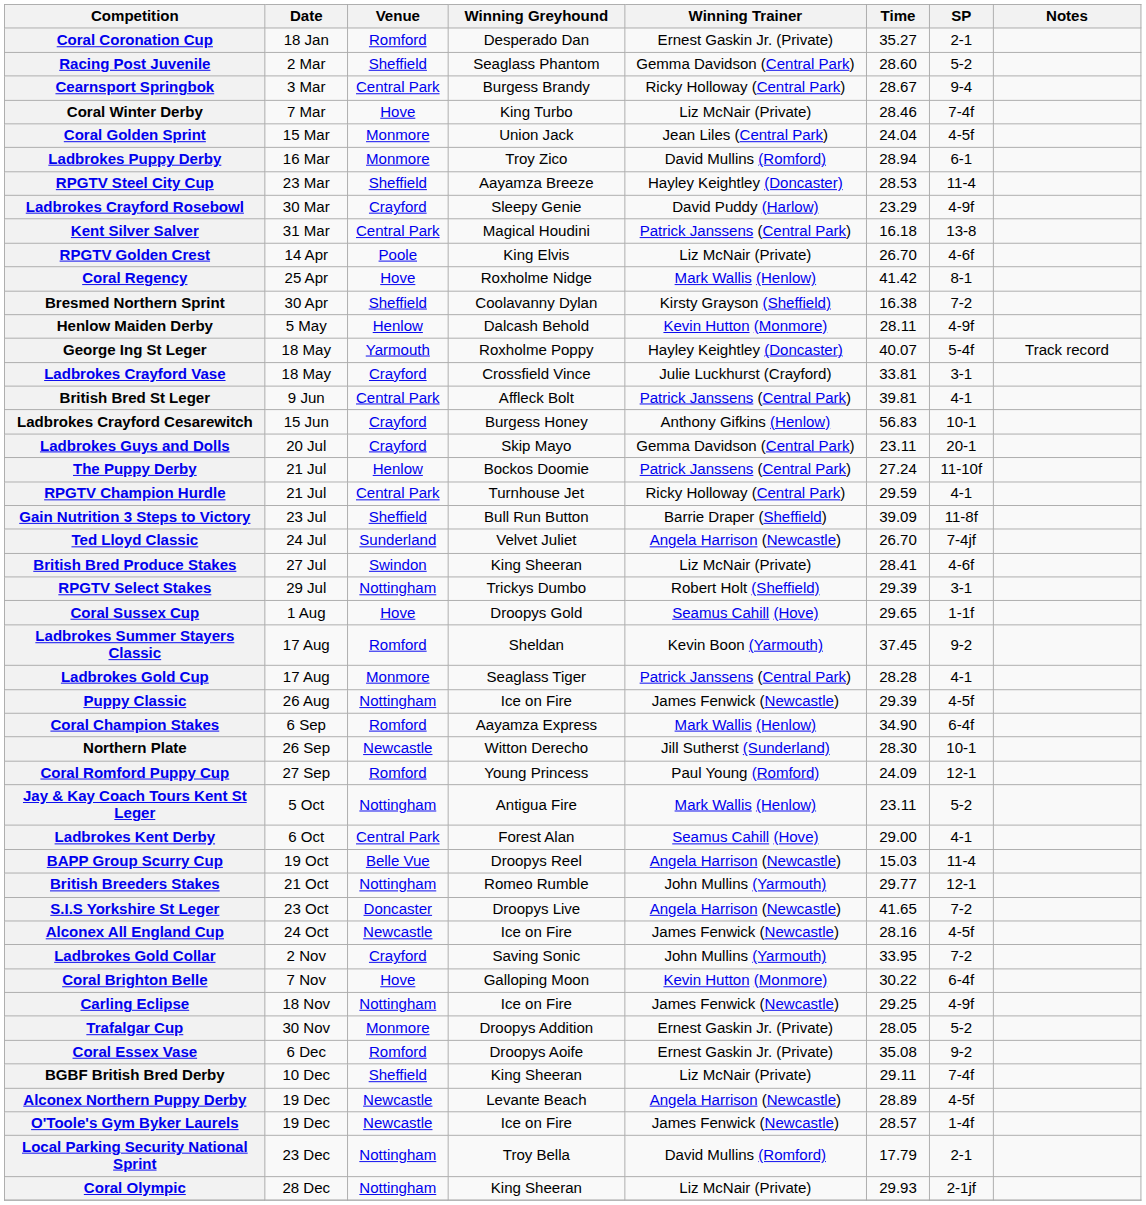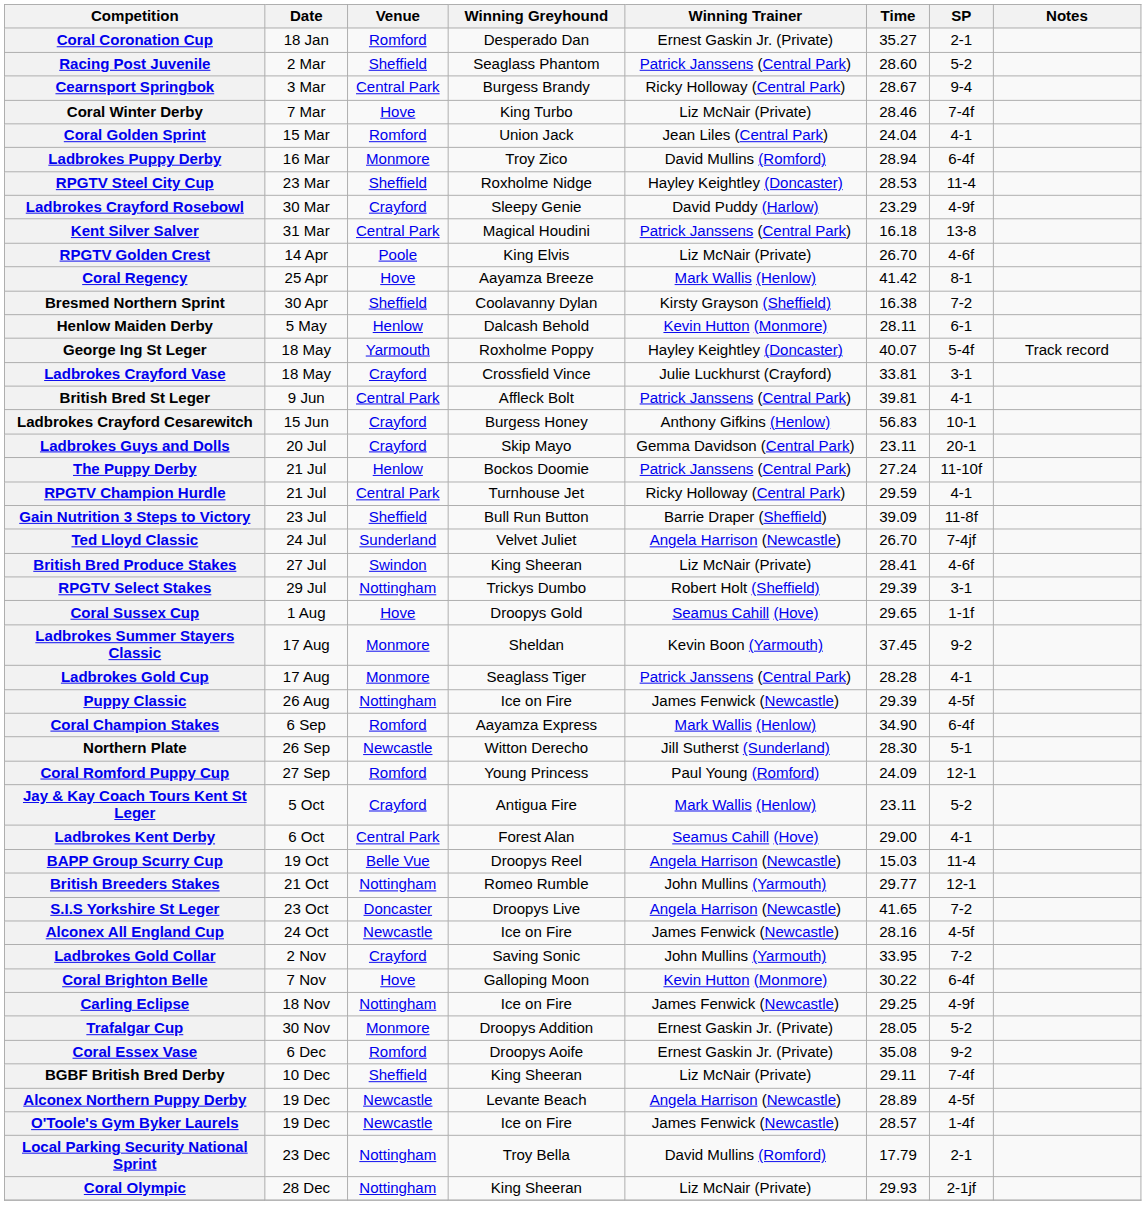(745, 64) Gemma Davidson (Central Park) -> (745, 64) Patrick Janssens (Central Park)
(398, 135) Monmore -> (398, 135) Romford
(961, 135) 4-5f -> (961, 135) 4-1
(961, 159) 6-1 -> (961, 159) 6-4f
(536, 183) Aayamza Breeze -> (536, 183) Roxholme Nidge
(536, 278) Roxholme Nidge -> (536, 278) Aayamza Breeze
(961, 326) 4-9f -> (961, 326) 6-1
(398, 645) Romford -> (398, 645) Monmore
(961, 748) 10-1 -> (961, 748) 5-1
(398, 805) Nottingham -> (398, 805) Crayford
